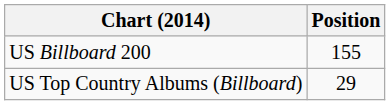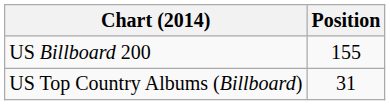(346, 83) 29 -> (346, 83) 31
